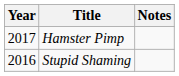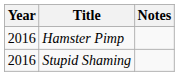(22, 37) 2017 -> (22, 37) 2016
